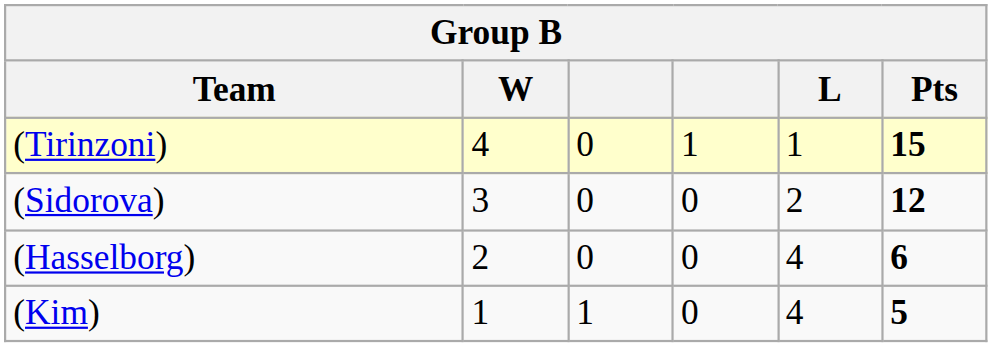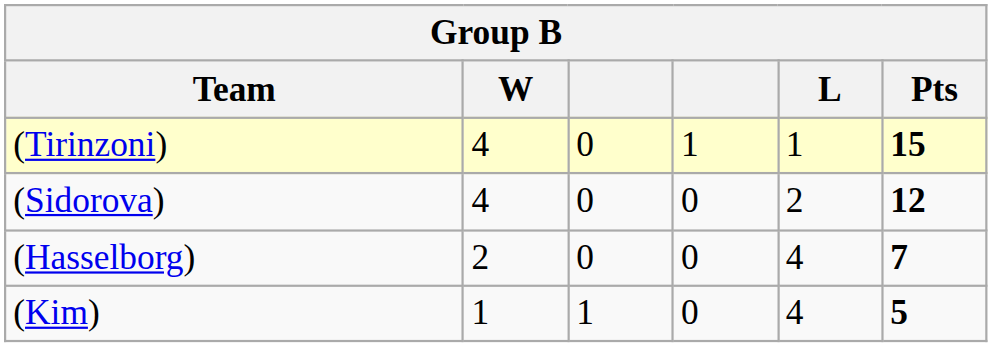(480, 200) 3 -> (480, 200) 4
(899, 256) 6 -> (899, 256) 7
